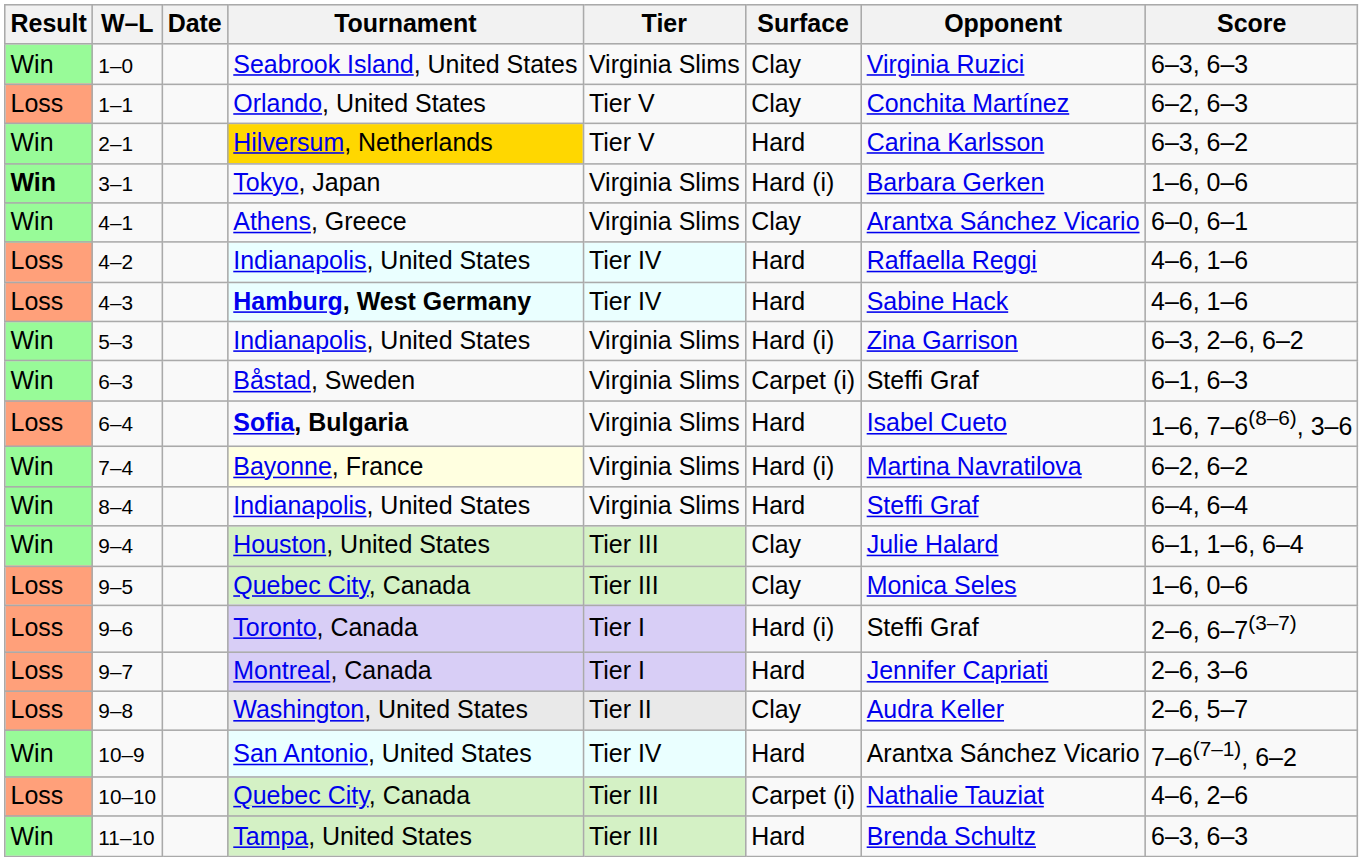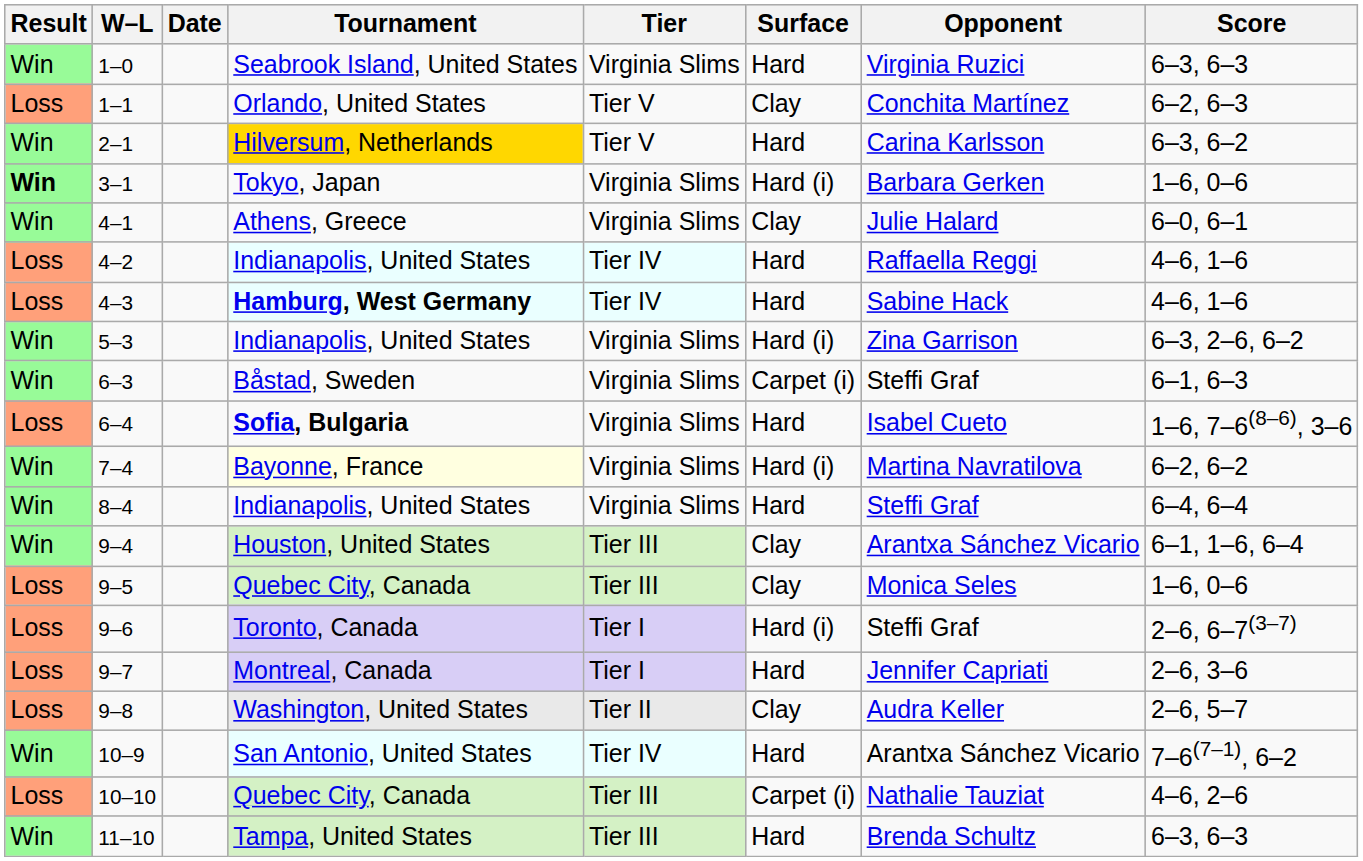(776, 63) Clay -> (778, 63) Hard
(1003, 222) Arantxa Sánchez Vicario -> (933, 222) Julie Halard
(933, 545) Julie Halard -> (1003, 545) Arantxa Sánchez Vicario
